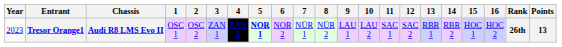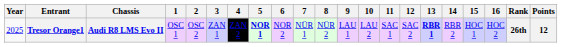(15, 29) 2023 -> (15, 29) 2025
(431, 29) normal -> (431, 29) bold
(543, 29) 13 -> (543, 29) 12
